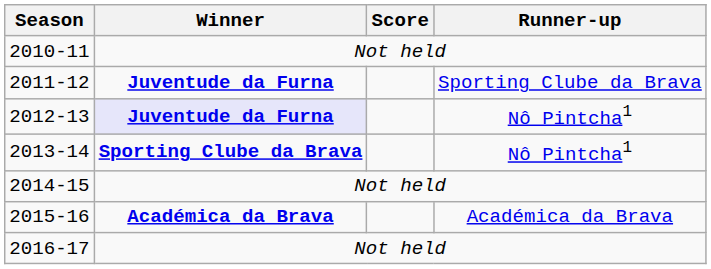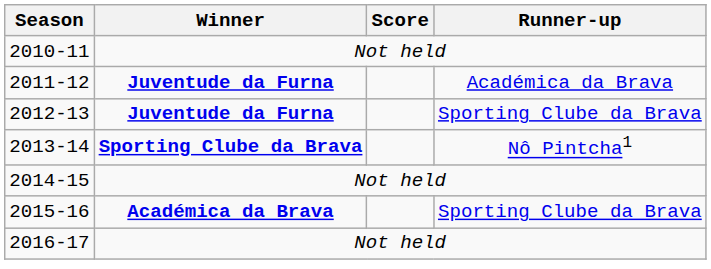(570, 83) Sporting Clube da Brava -> (570, 83) Académica da Brava
(231, 116) lavender background -> (231, 114) no background
(570, 116) Nô Pintcha1 -> (570, 114) Sporting Clube da Brava
(570, 217) Académica da Brava -> (570, 212) Sporting Clube da Brava
